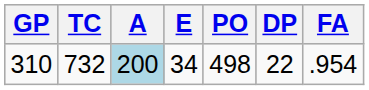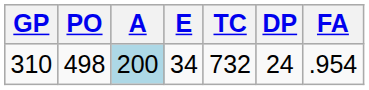columns swapped: (230, 24) <-> (85, 24)
(280, 63) 22 -> (280, 63) 24
